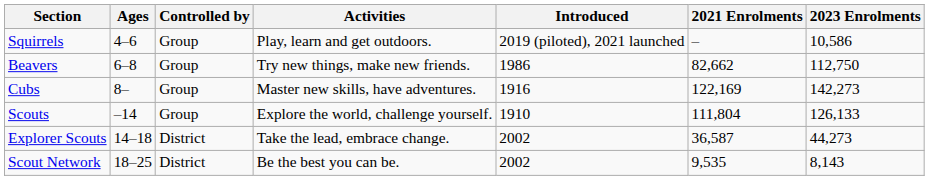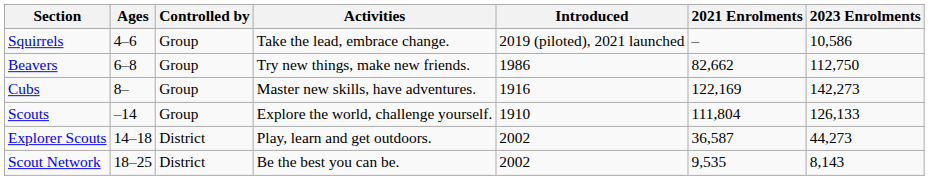(344, 41) Play, learn and get outdoors. -> (353, 41) Take the lead, embrace change.
(353, 138) Take the lead, embrace change. -> (344, 138) Play, learn and get outdoors.
